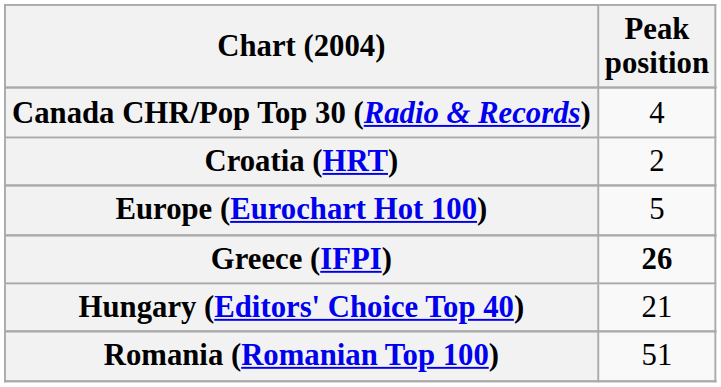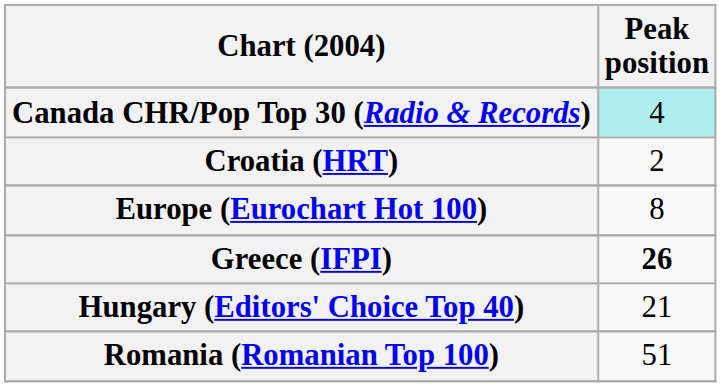(657, 112) no background -> (657, 112) paleturquoise background
(657, 209) 5 -> (657, 209) 8
